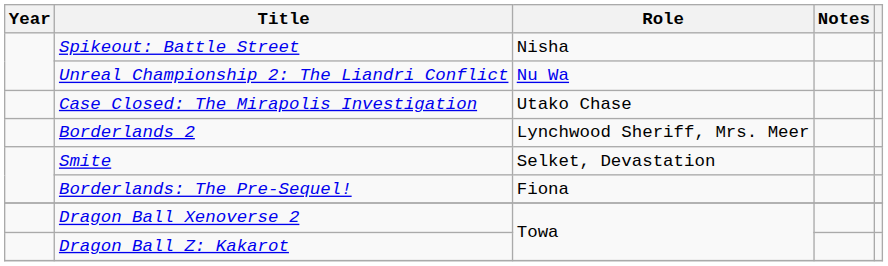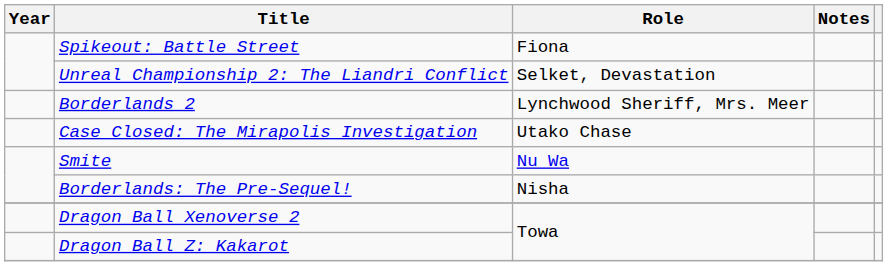(543, 47) Nisha -> (543, 47) Fiona
(543, 76) Nu Wa -> (616, 76) Selket, Devastation
rows swapped: (268, 104) <-> (127, 132)
(616, 161) Selket, Devastation -> (543, 161) Nu Wa
(543, 189) Fiona -> (543, 189) Nisha
